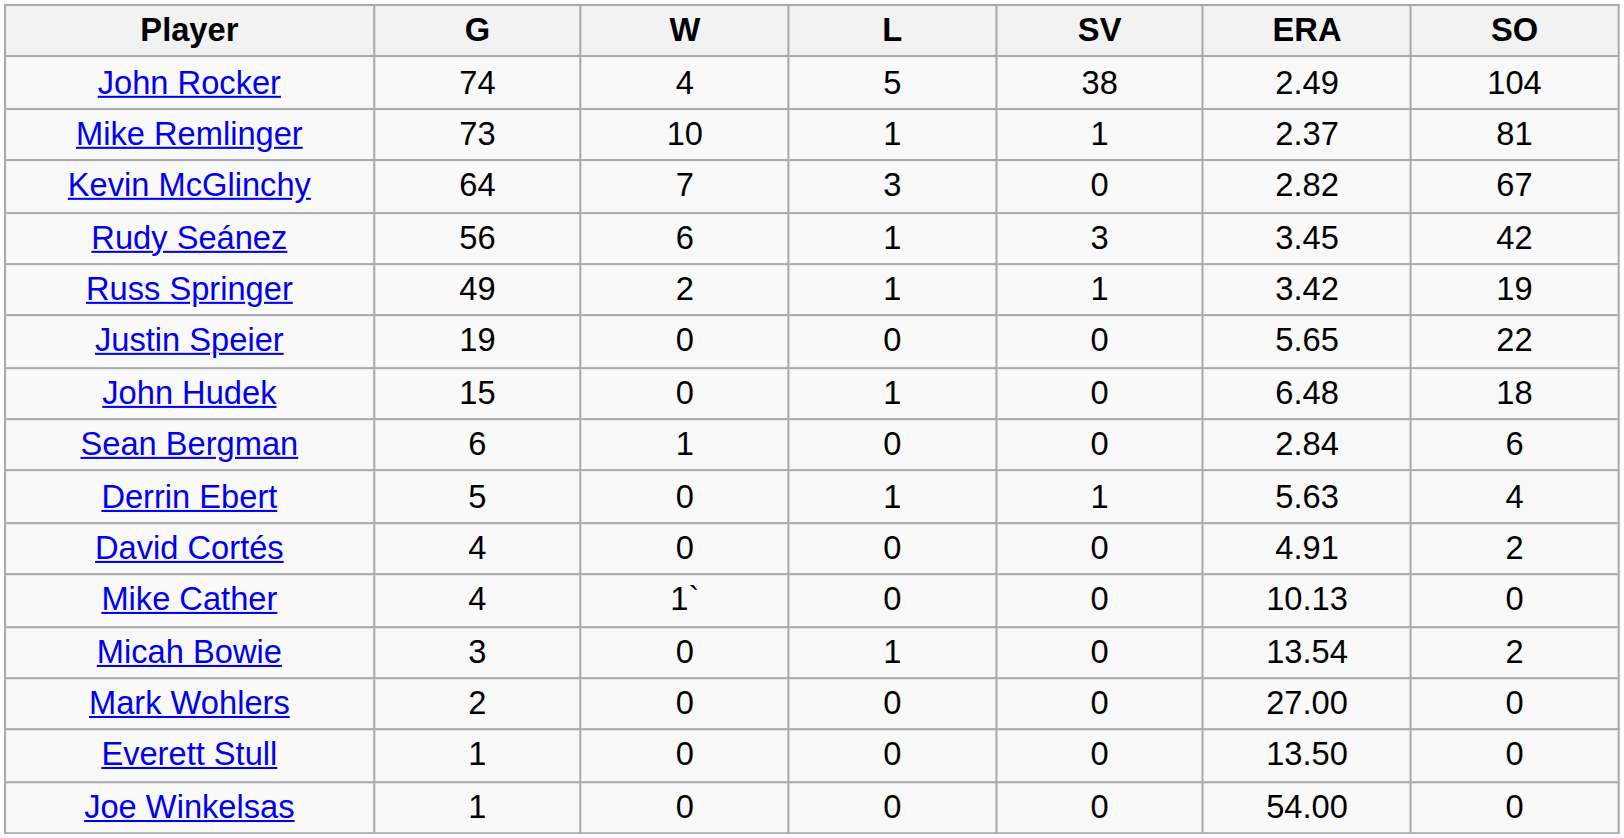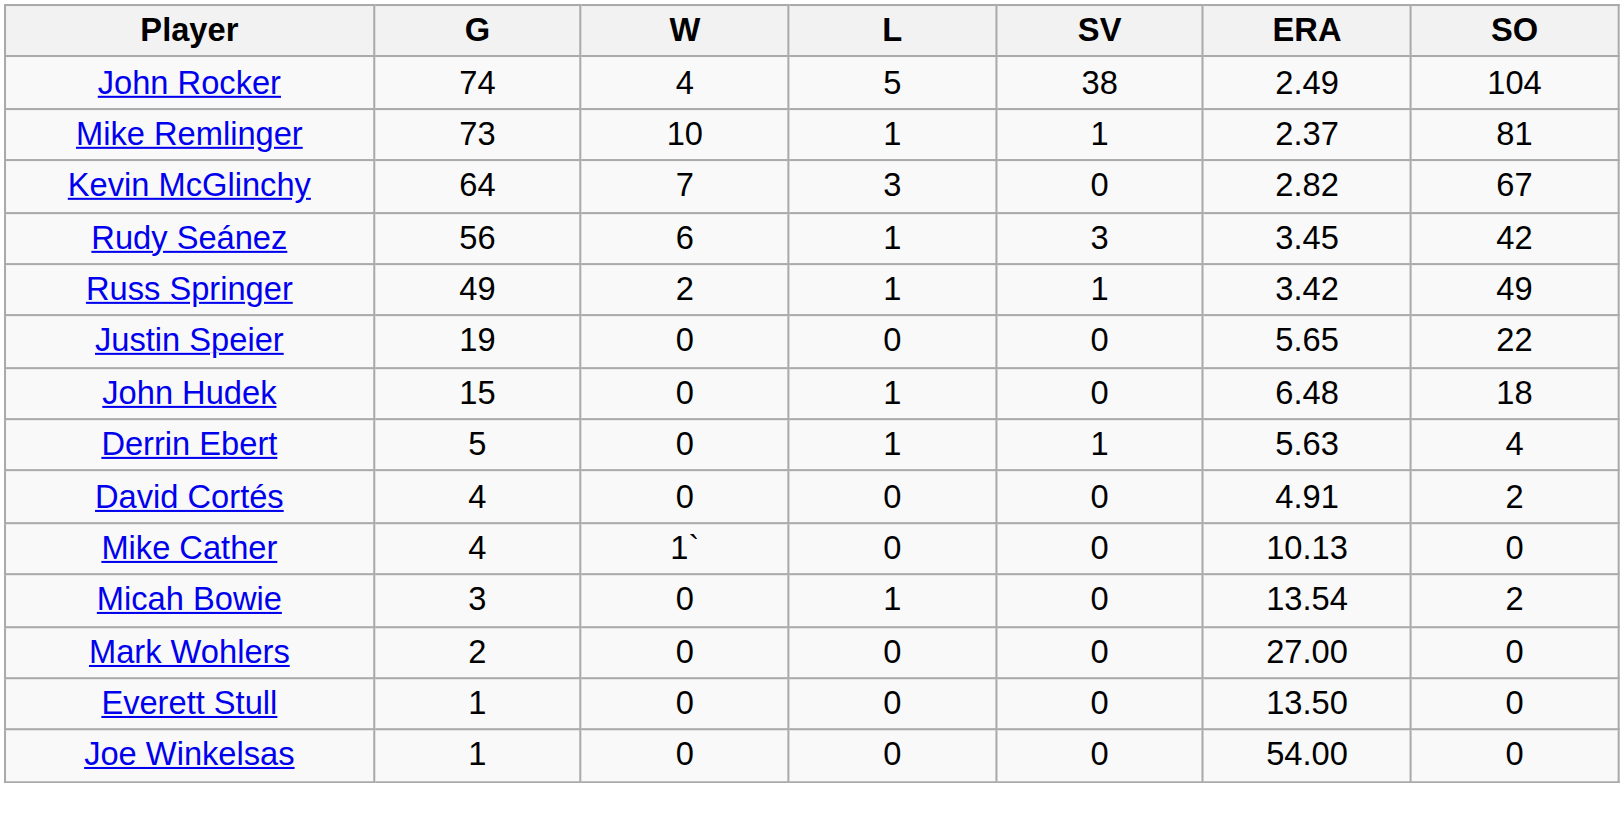(1515, 289) 19 -> (1515, 289) 49
- row: (189, 444)
